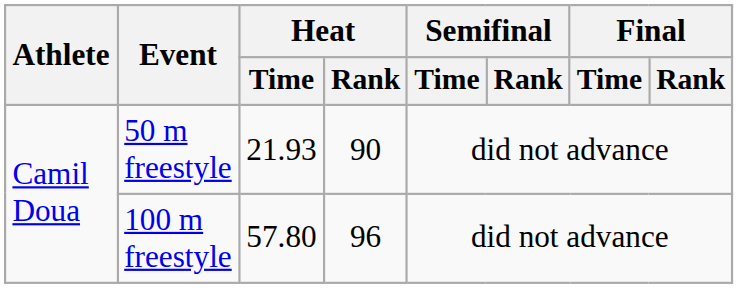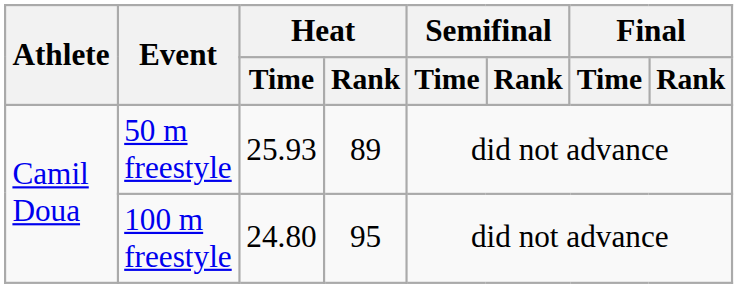(282, 149) 21.93 -> (282, 149) 25.93
(366, 149) 90 -> (366, 149) 89
(282, 237) 57.80 -> (282, 237) 24.80
(366, 237) 96 -> (366, 237) 95
